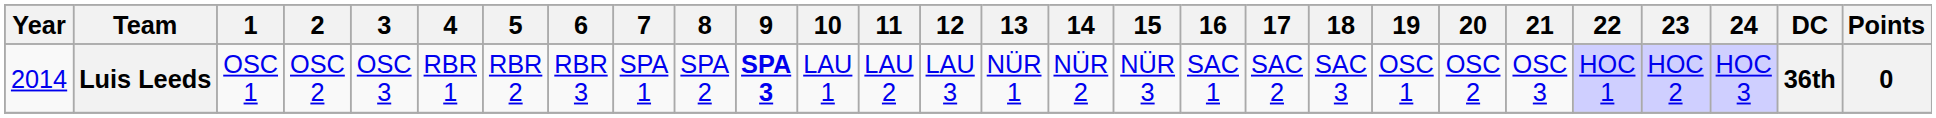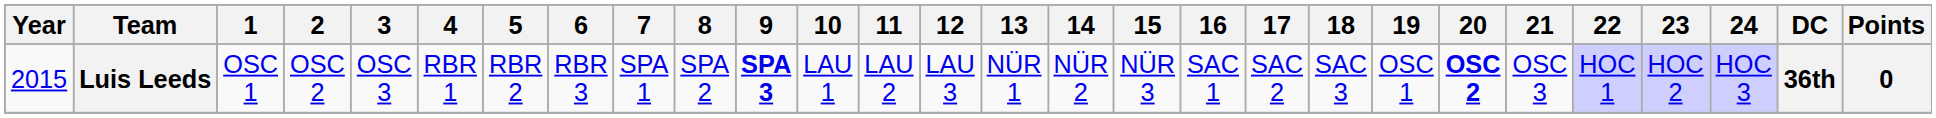(39, 78) 2014 -> (39, 78) 2015
(1473, 78) normal -> (1473, 78) bold
